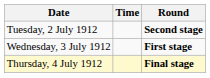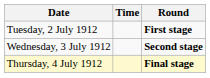(173, 30) Second stage -> (168, 30) First stage
(168, 47) First stage -> (173, 47) Second stage
